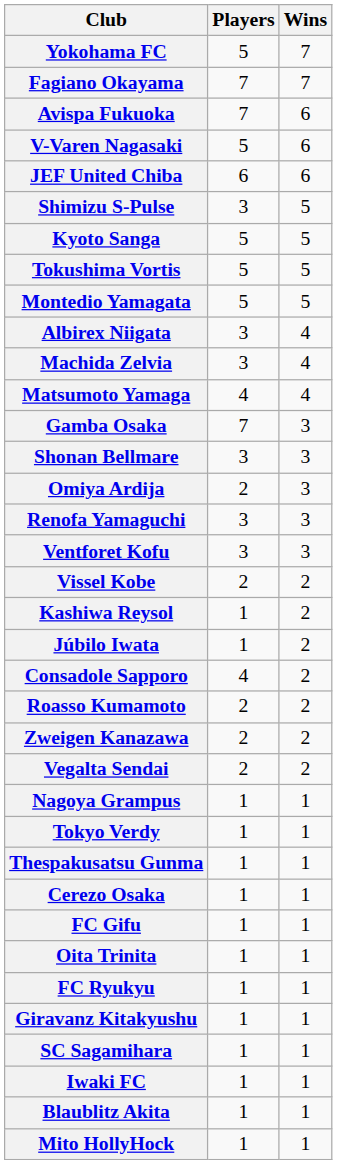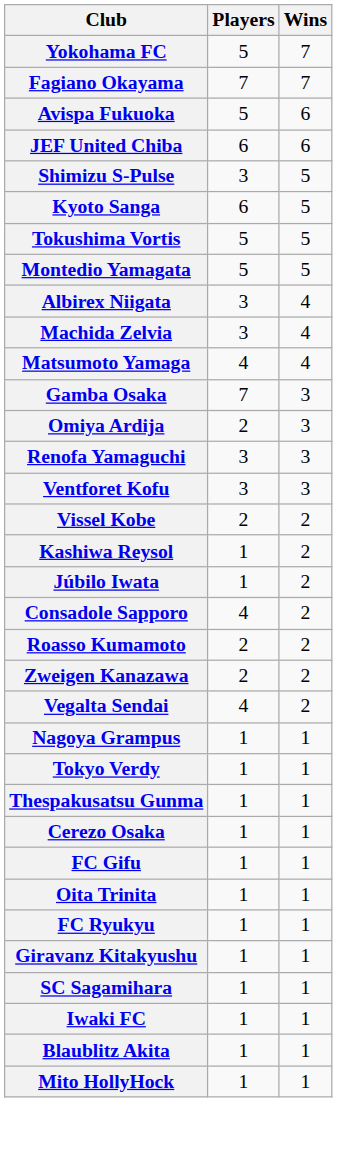(244, 113) 7 -> (244, 113) 5
- row: (106, 144)
(244, 238) 5 -> (244, 207) 6
- row: (106, 457)
(244, 769) 2 -> (244, 706) 4
